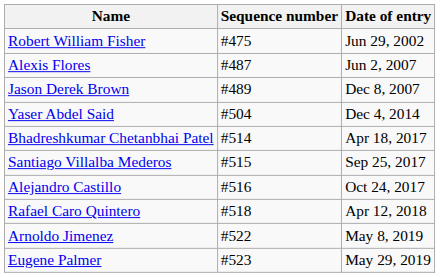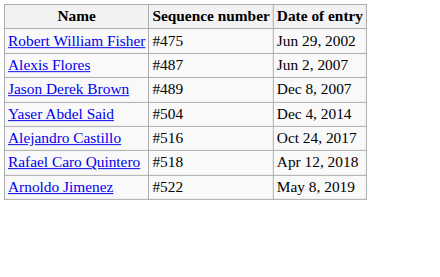- row: (111, 138)
- row: (90, 162)
- row: (55, 260)
